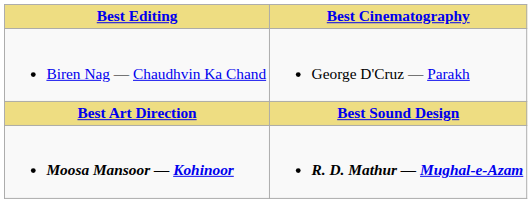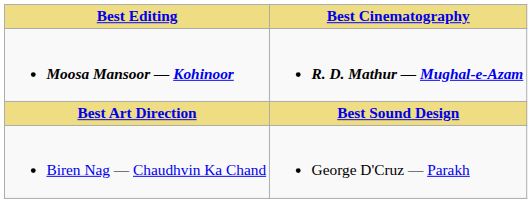rows swapped: (137, 170) <-> (137, 74)
